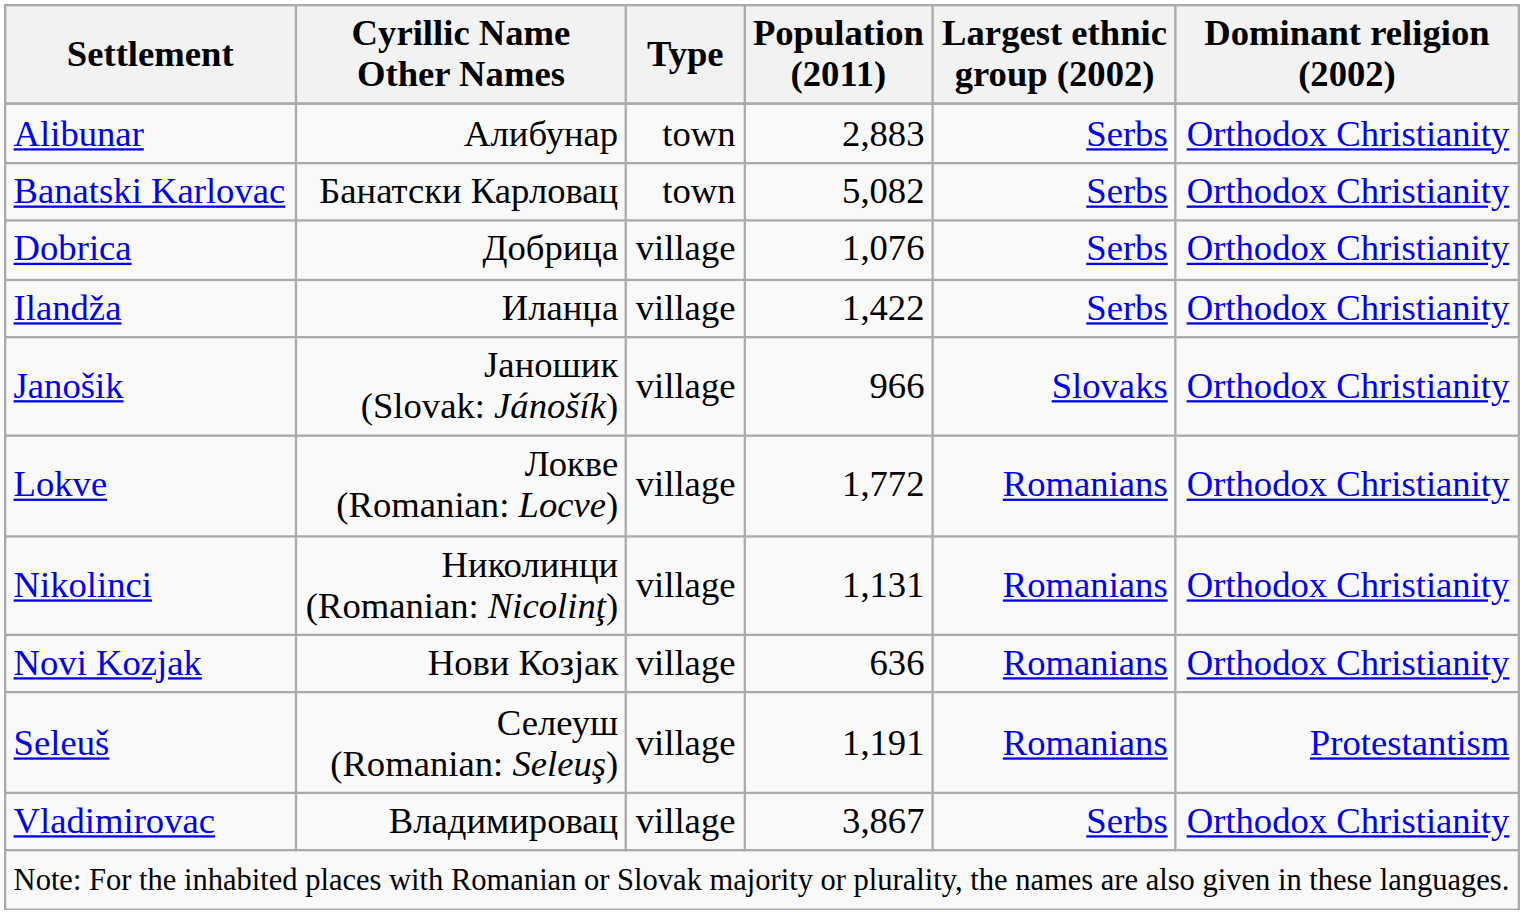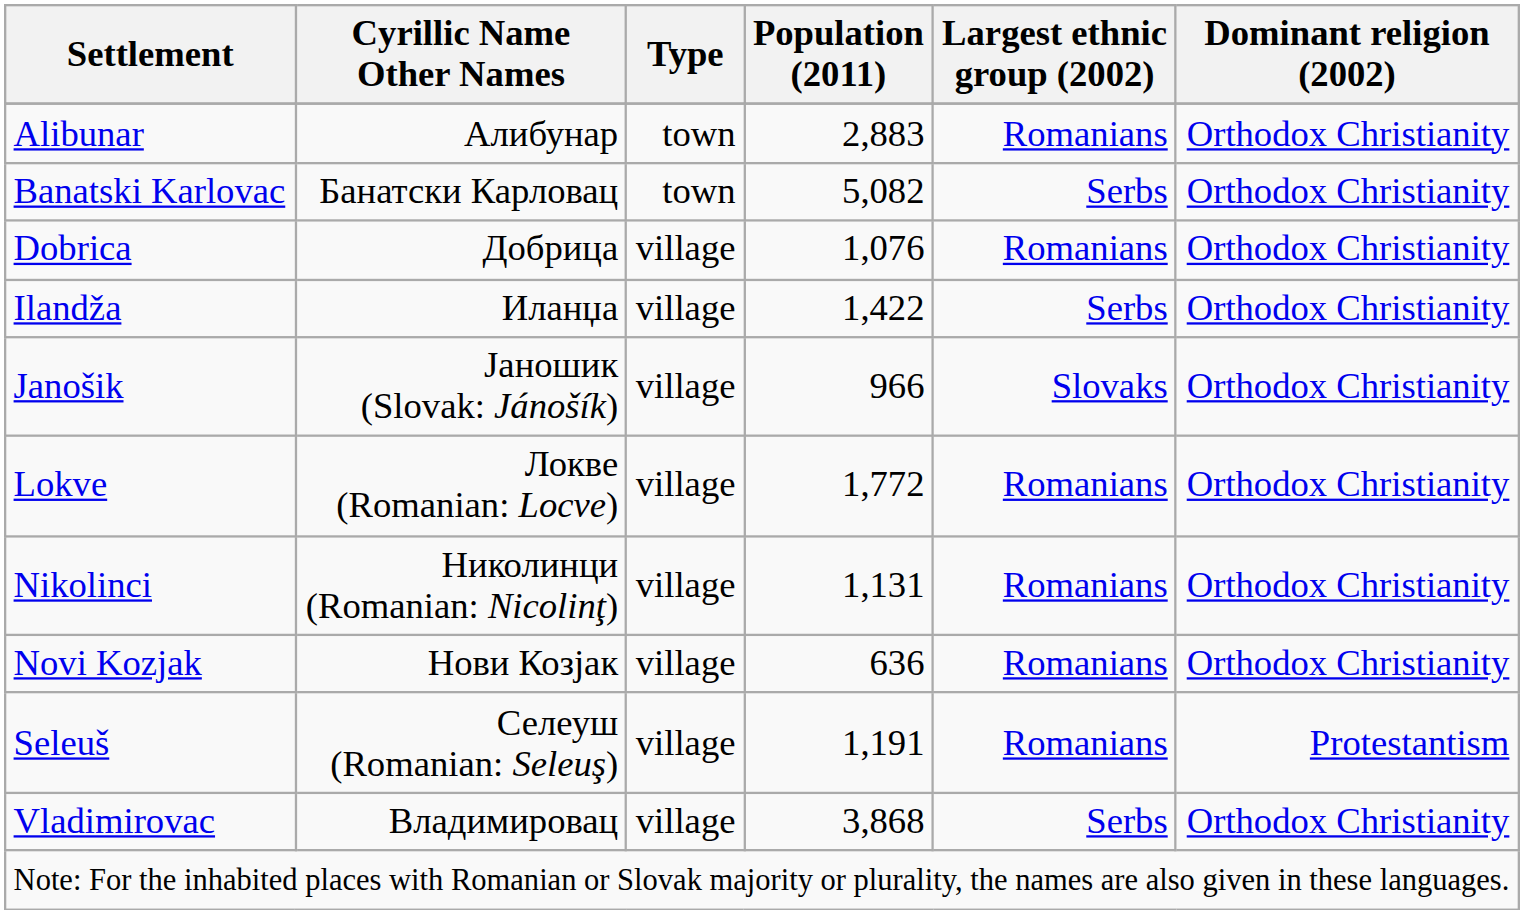(1127, 132) Serbs -> (1085, 132) Romanians
(1127, 249) Serbs -> (1085, 249) Romanians
(883, 820) 3,867 -> (883, 820) 3,868
